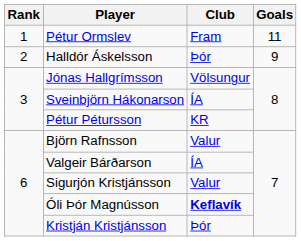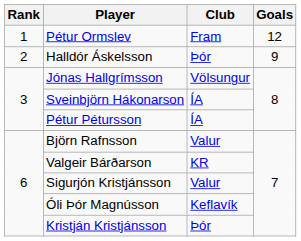(275, 36) 11 -> (275, 36) 12
(199, 120) KR -> (197, 120) ÍA
(197, 162) ÍA -> (199, 162) KR
(216, 204) bold -> (214, 204) normal
